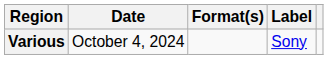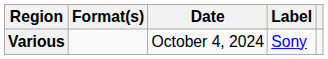columns swapped: (128, 16) <-> (228, 16)
